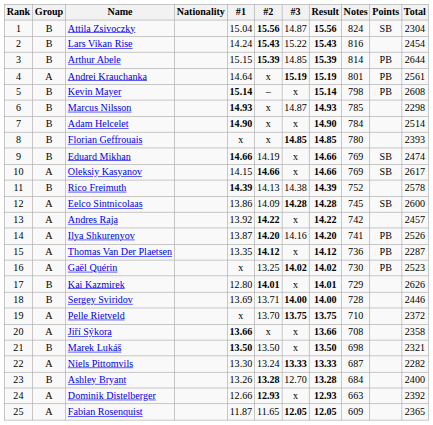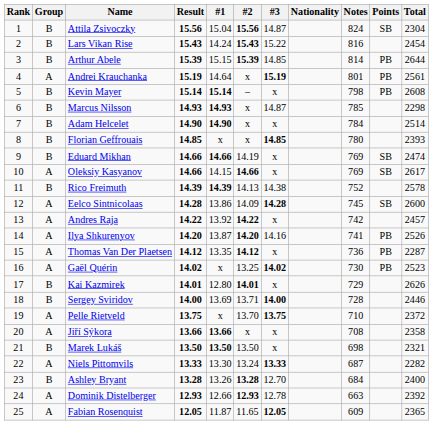columns swapped: (201, 12) <-> (325, 12)
(296, 396) x -> (275, 396) 12.78
